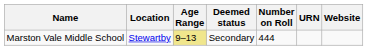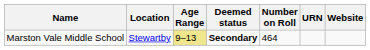(231, 38) normal -> (233, 38) bold
(267, 38) 444 -> (270, 38) 464
